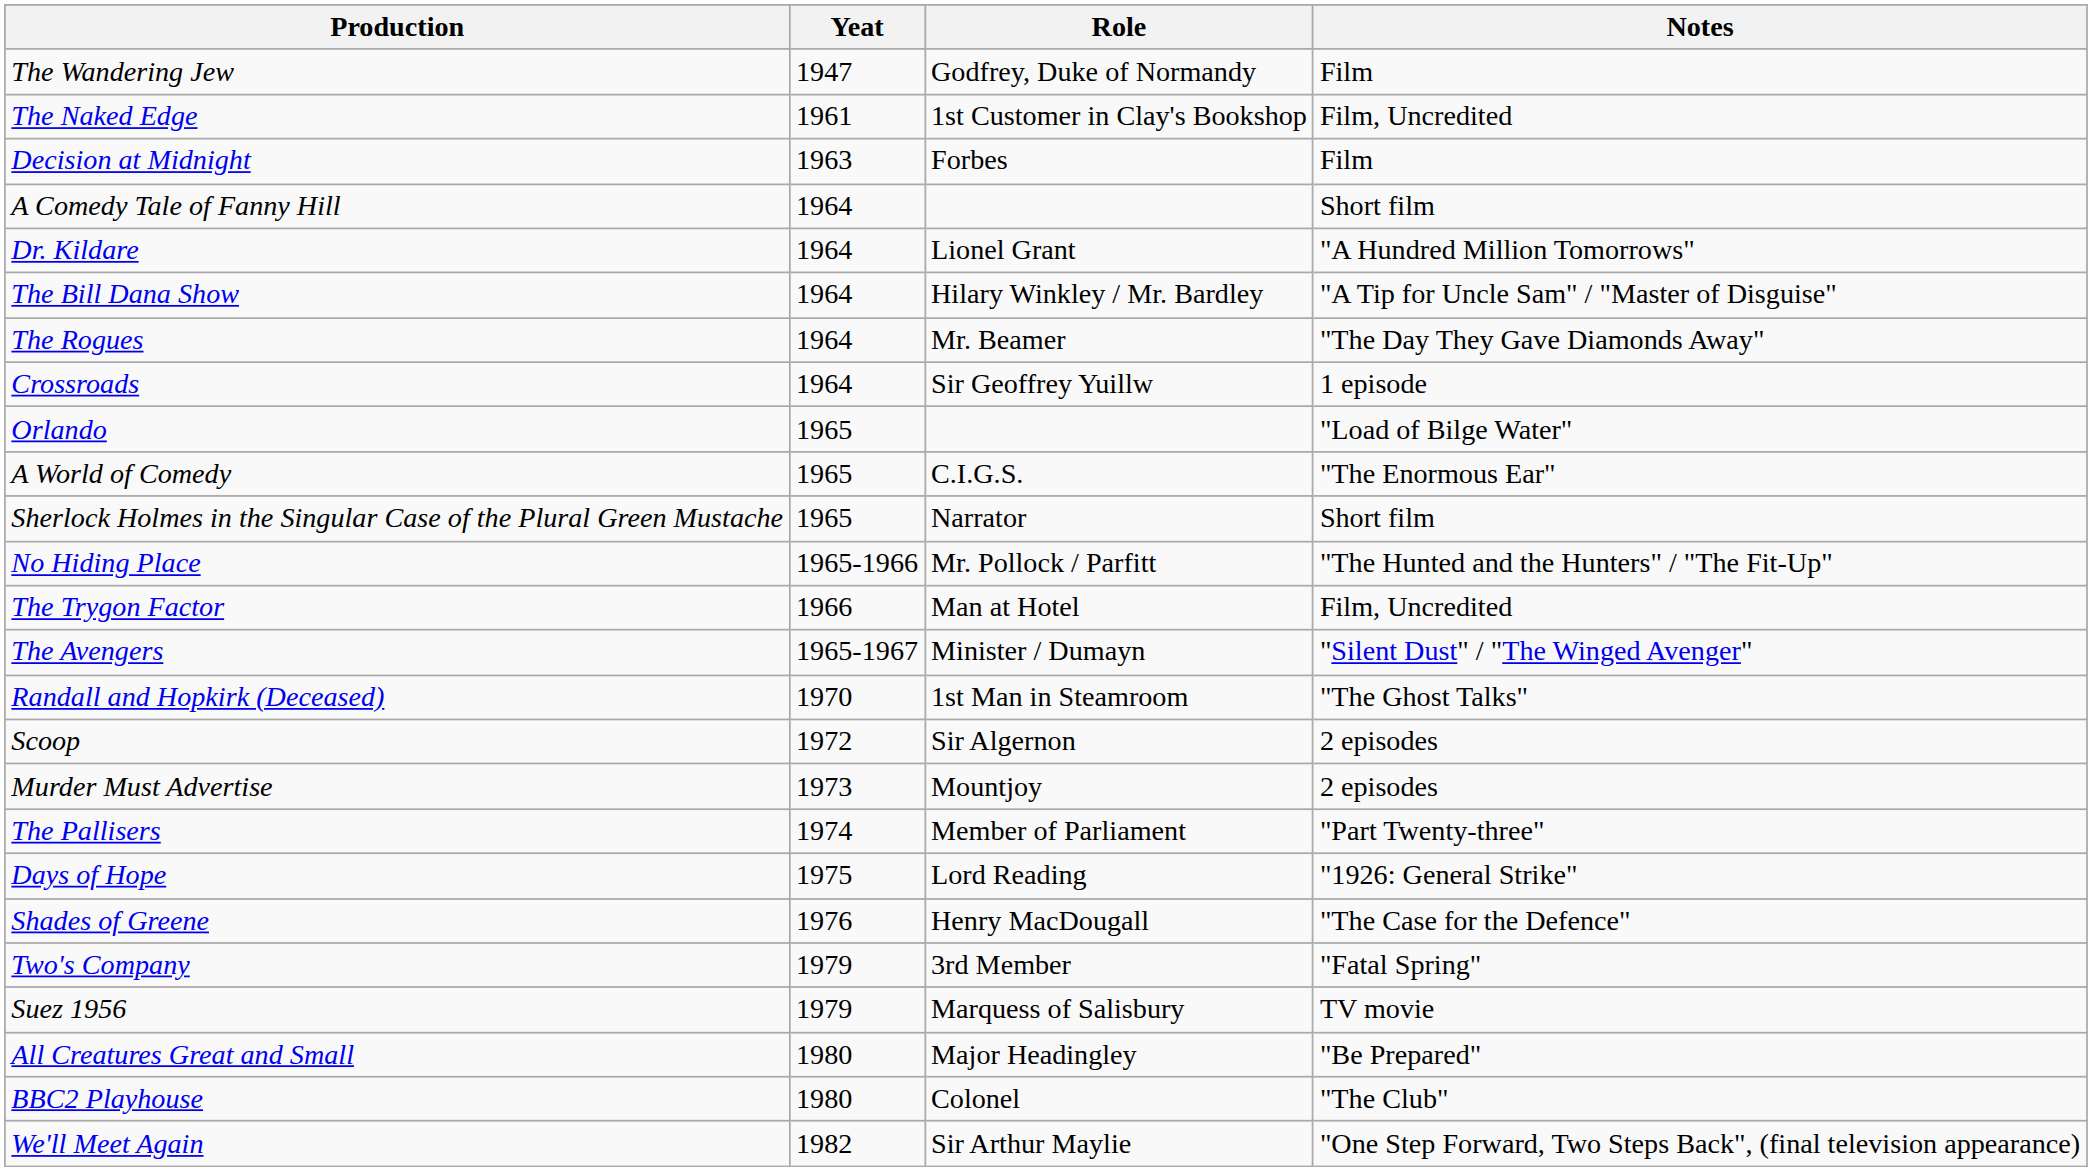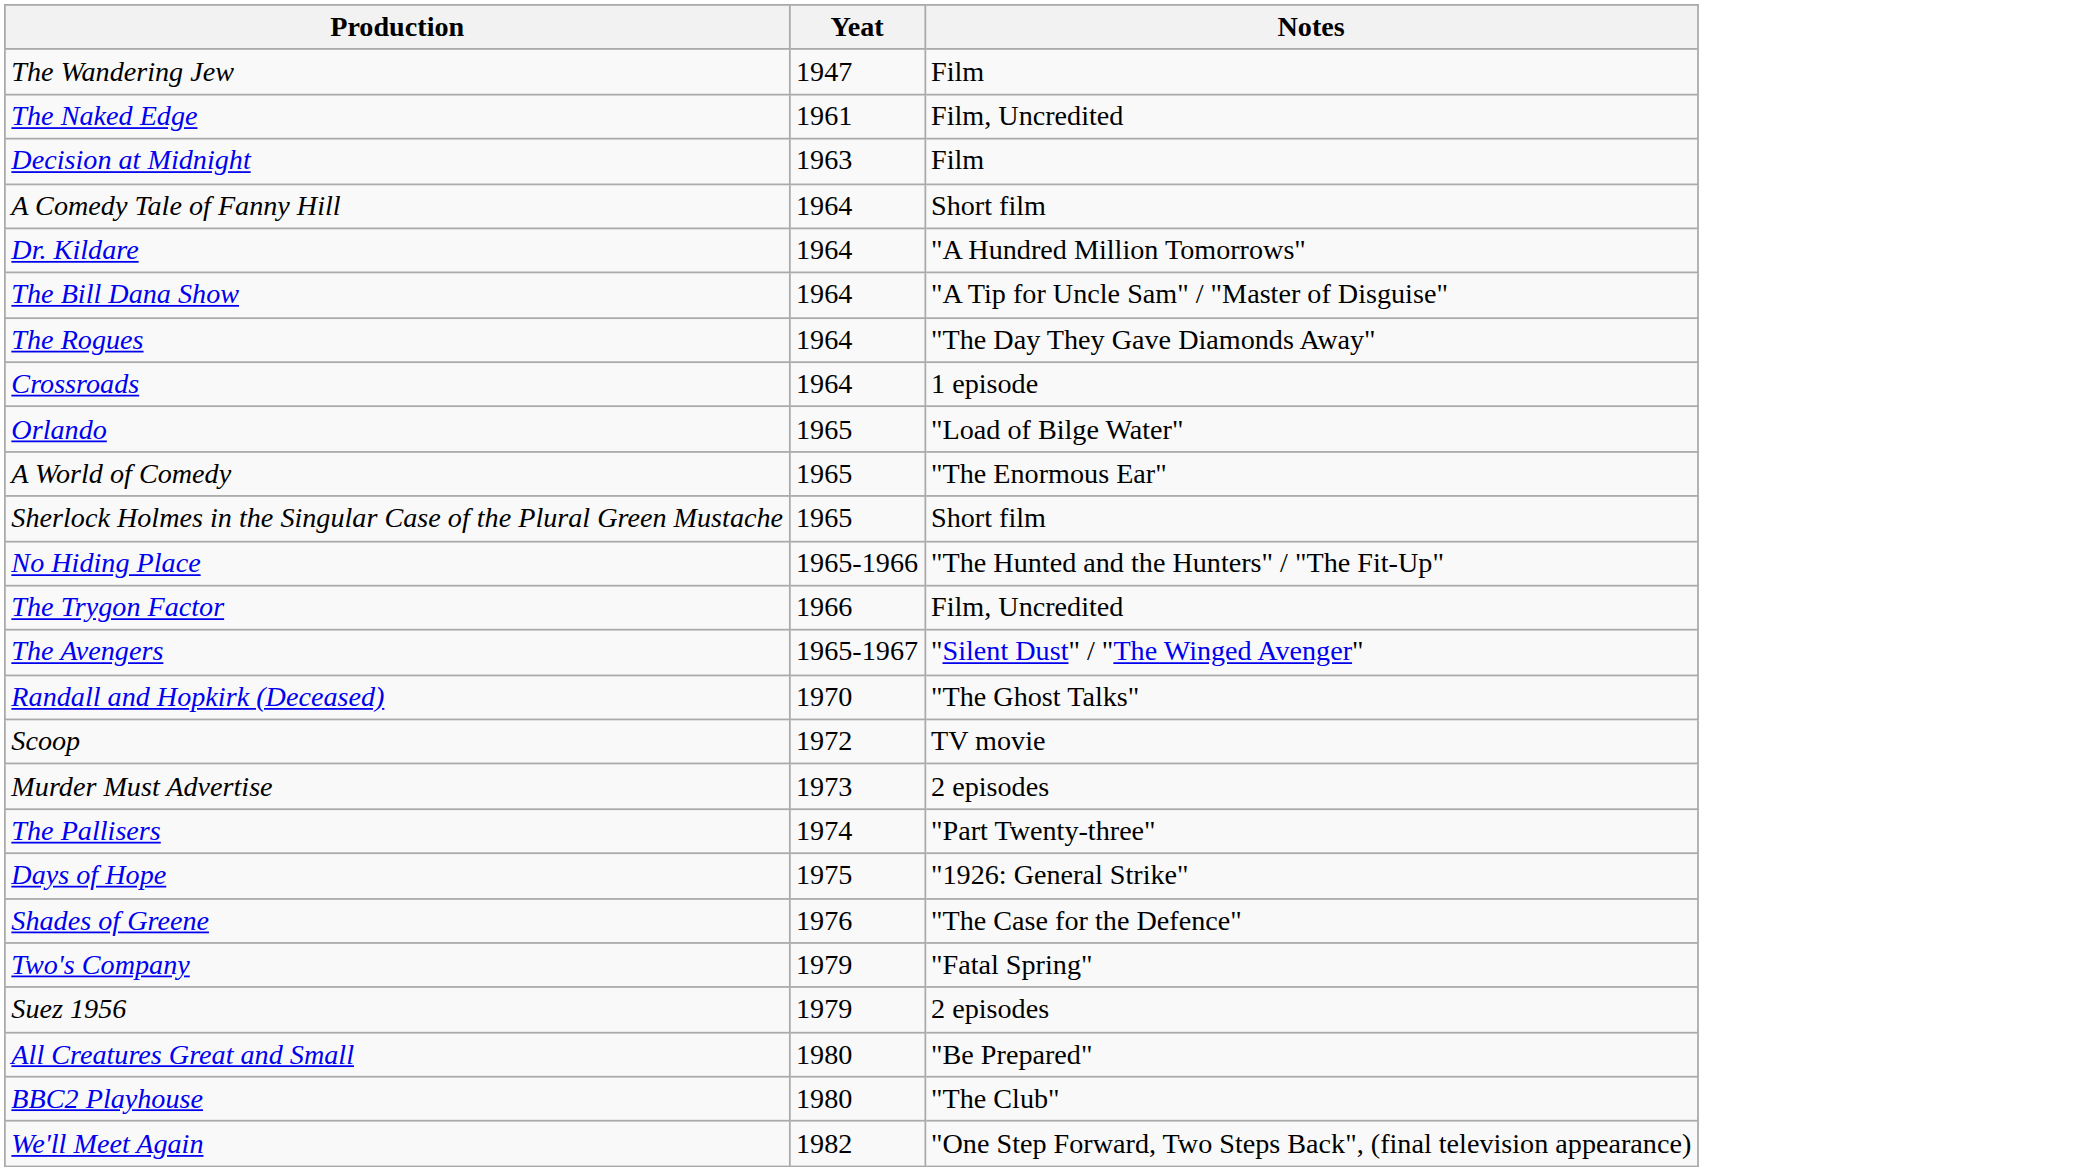- column: (1119, 26)
(1379, 741) 2 episodes -> (988, 741) TV movie
(1377, 1009) TV movie -> (990, 1009) 2 episodes
